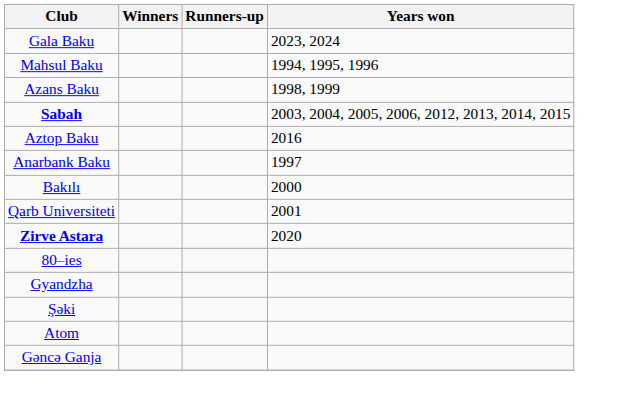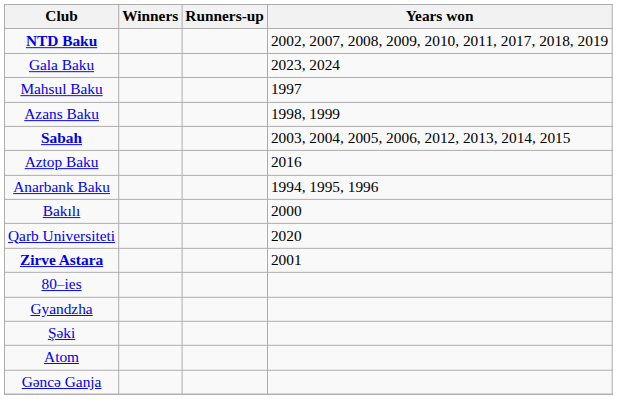+ row: (62, 41)
(325, 65) 1994, 1995, 1996 -> (286, 89) 1997
(286, 162) 1997 -> (325, 187) 1994, 1995, 1996
(286, 211) 2001 -> (286, 235) 2020
(286, 235) 2020 -> (286, 260) 2001
